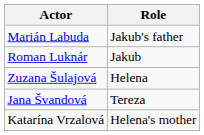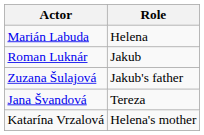(147, 36) Jakub's father -> (129, 36) Helena
(129, 78) Helena -> (147, 78) Jakub's father
